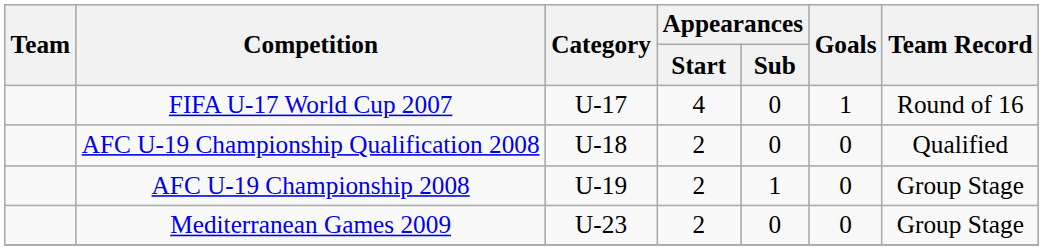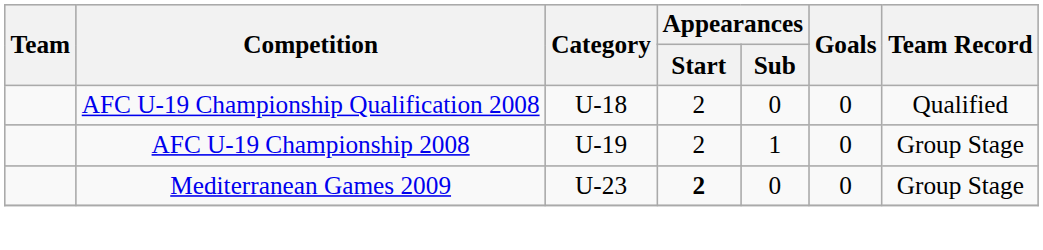- row: (311, 104)
(699, 225) normal -> (699, 184) bold
